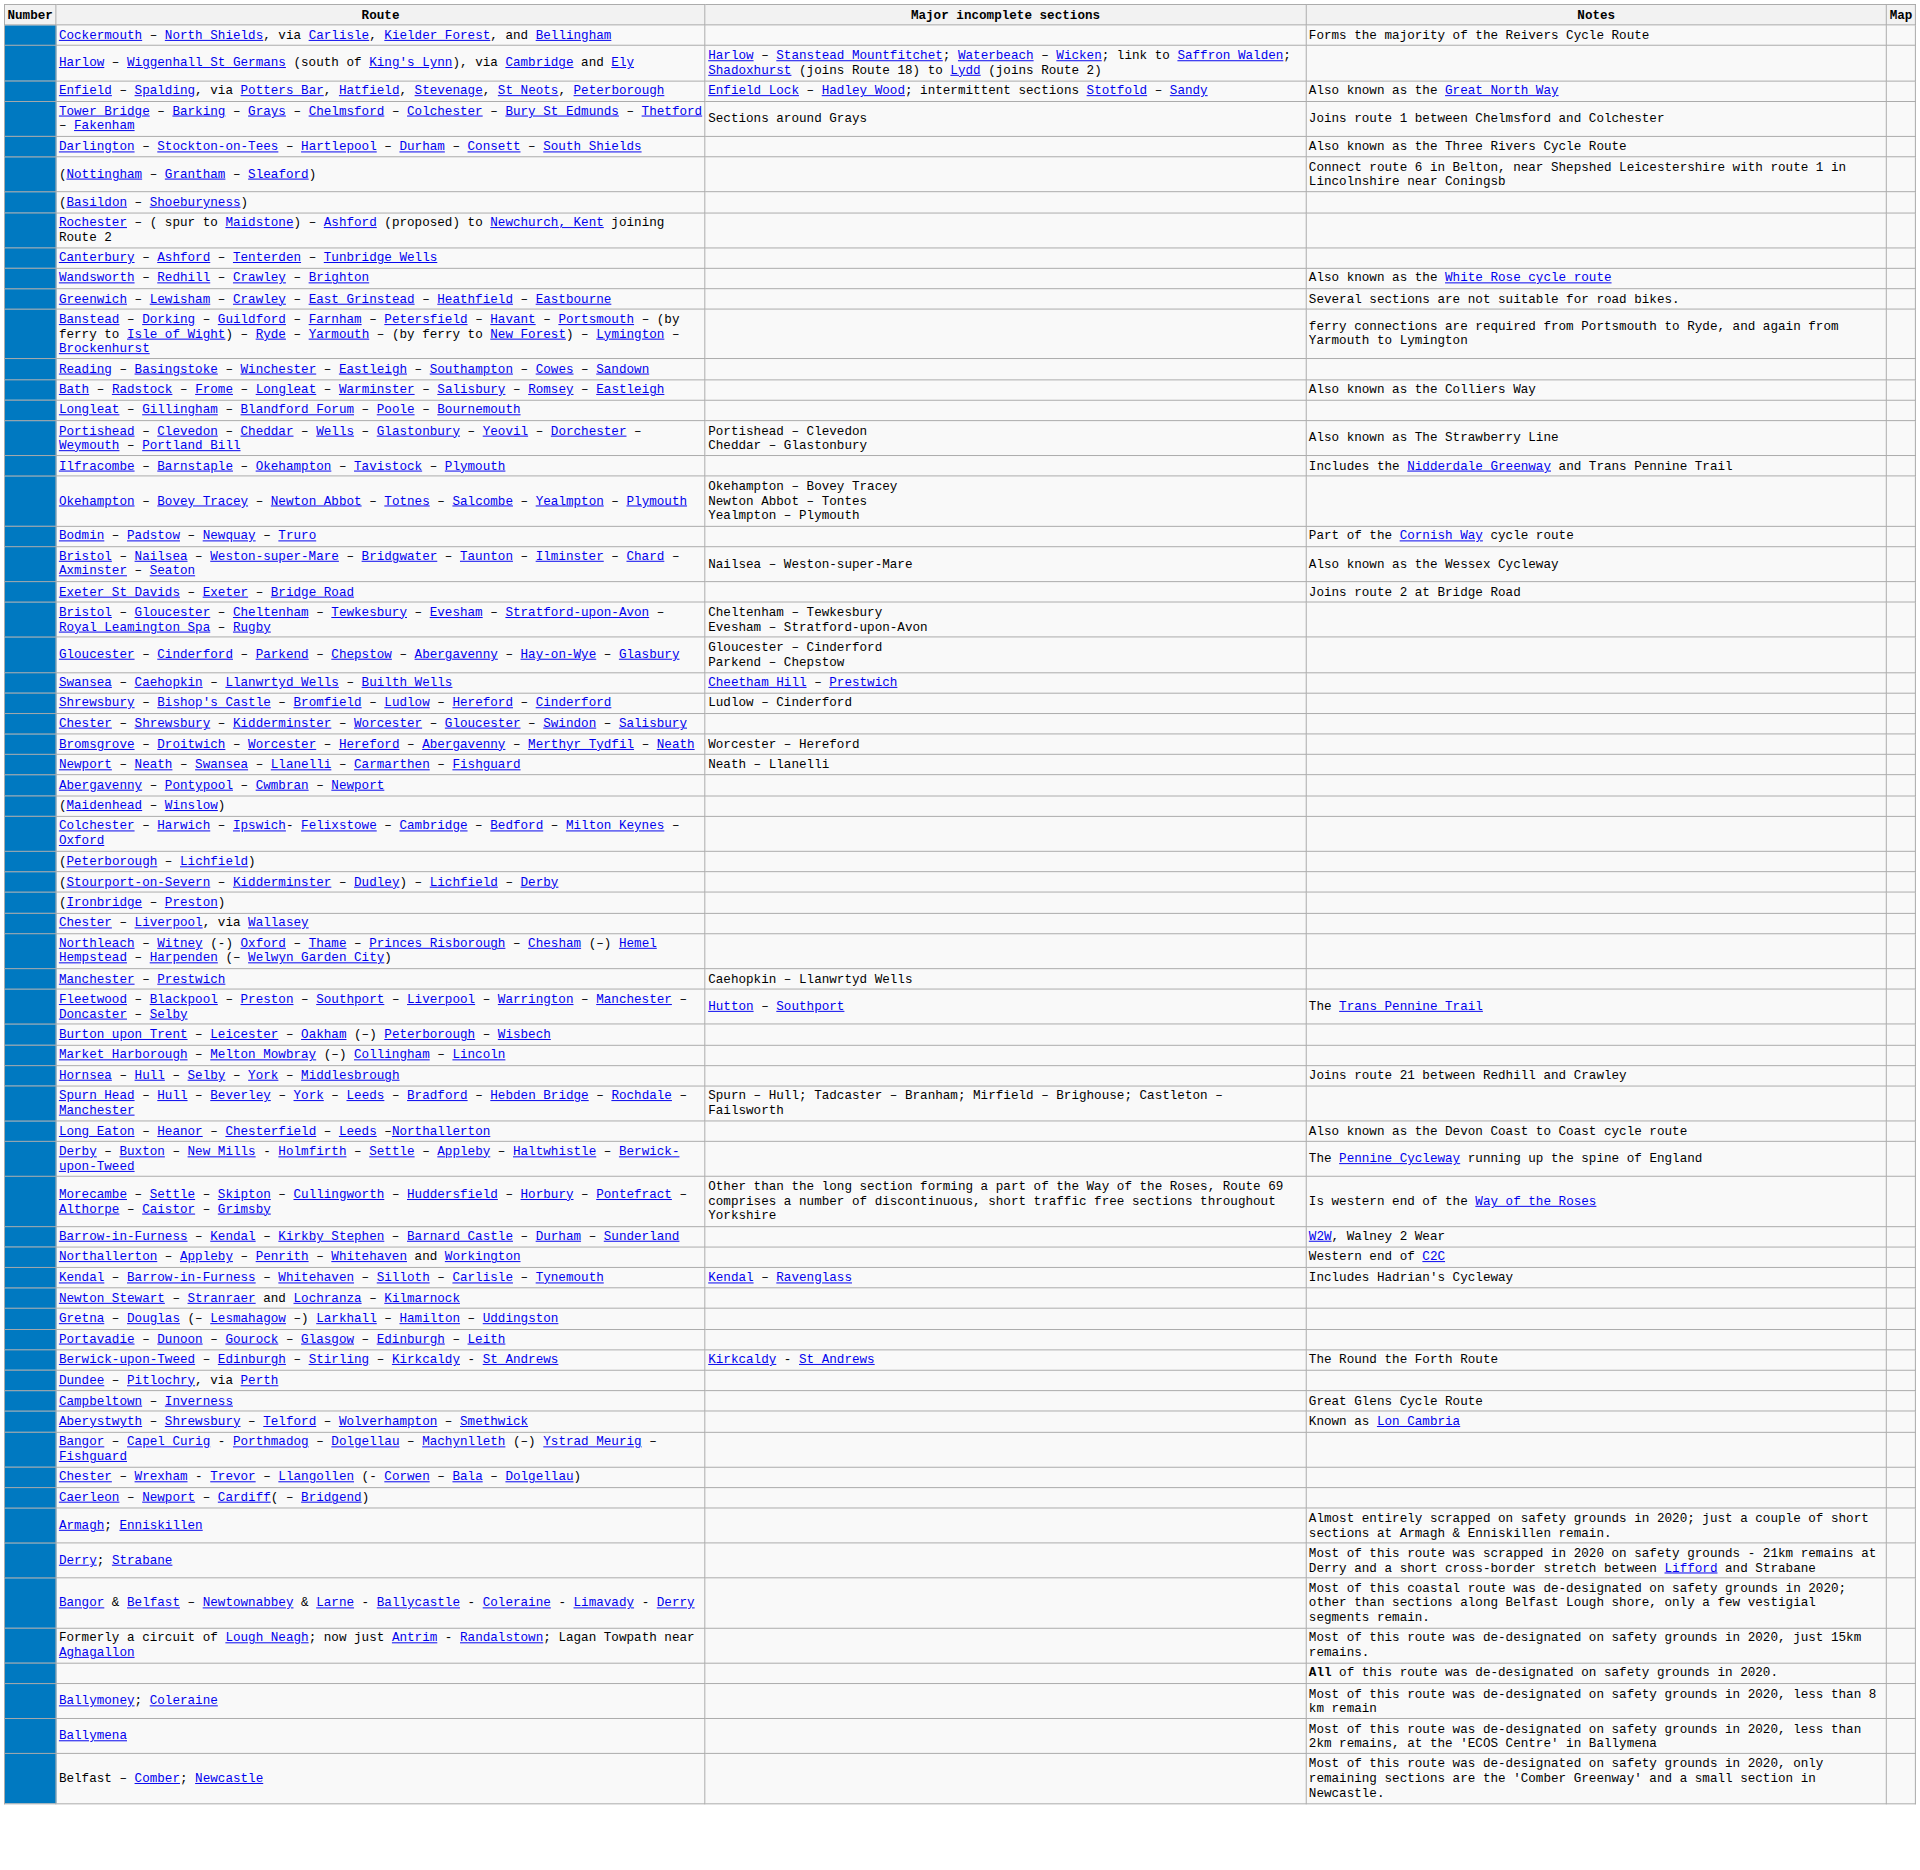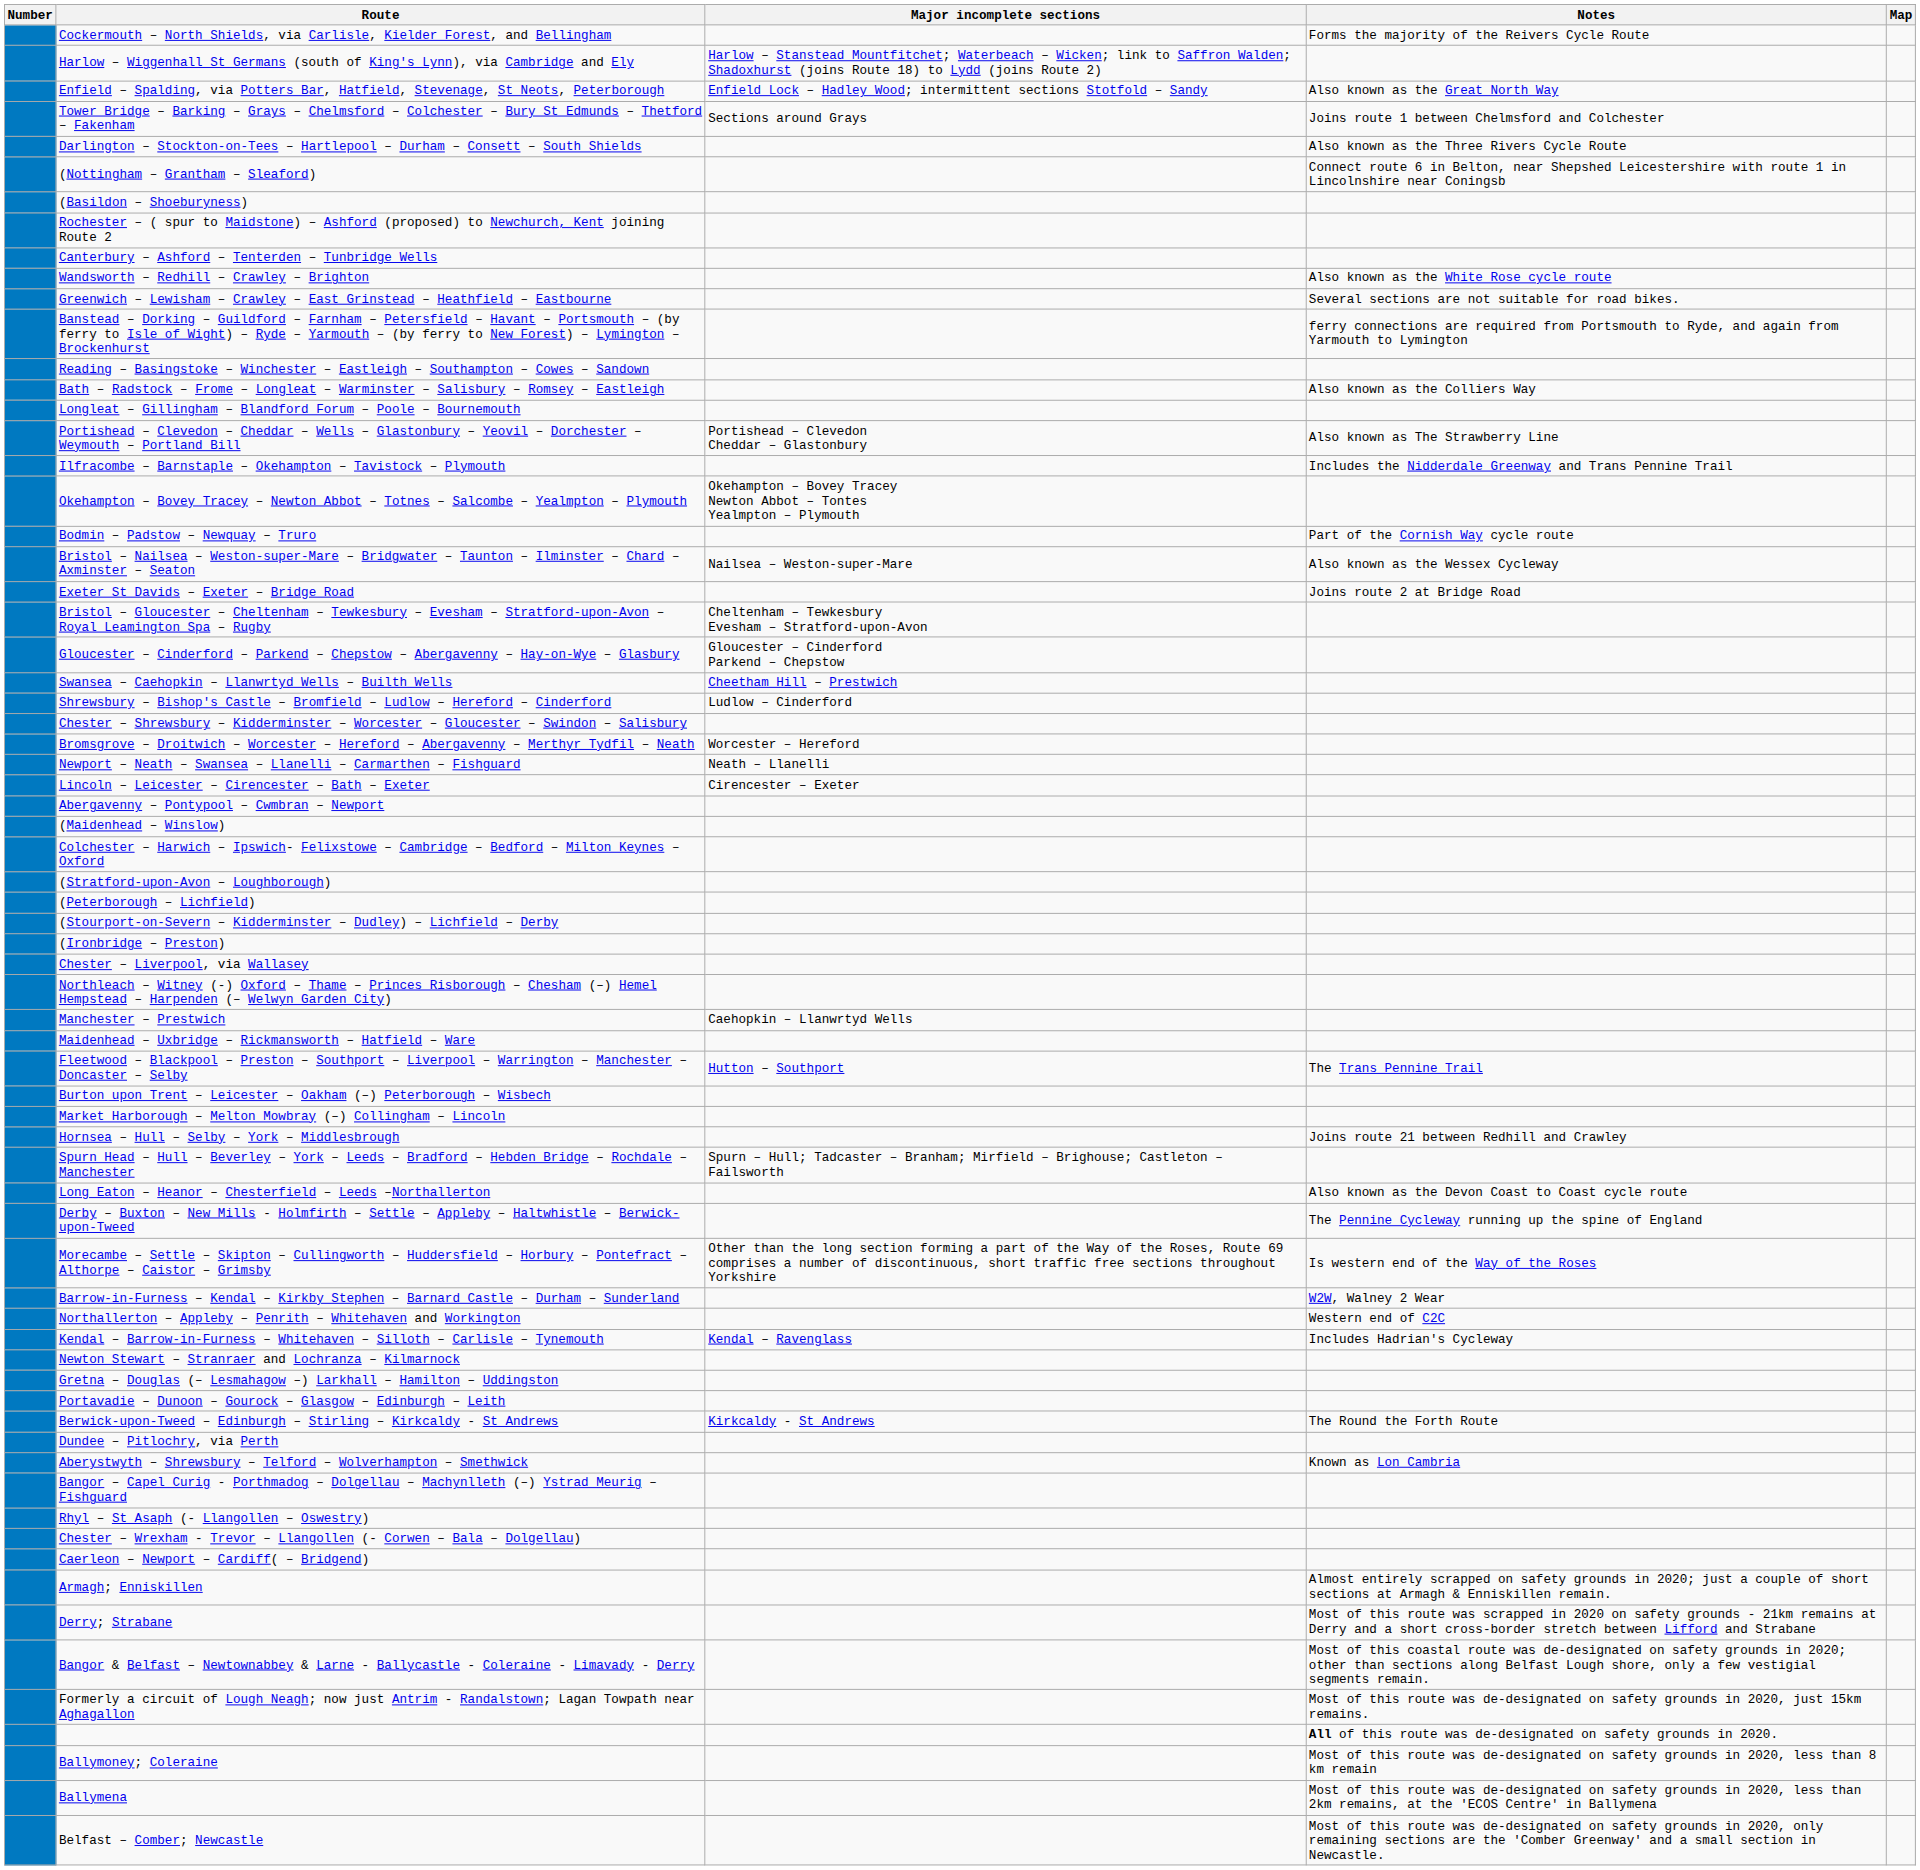+ row: (244, 785)
+ row: (195, 882)
+ row: (267, 1041)
- row: (146, 1401)
+ row: (214, 1518)
